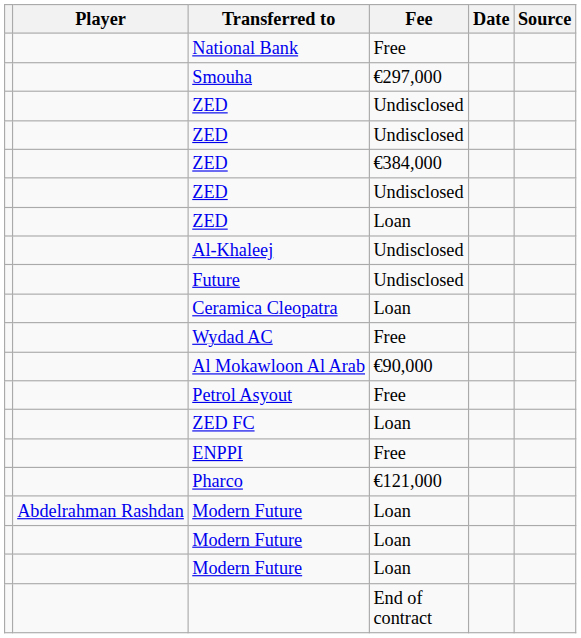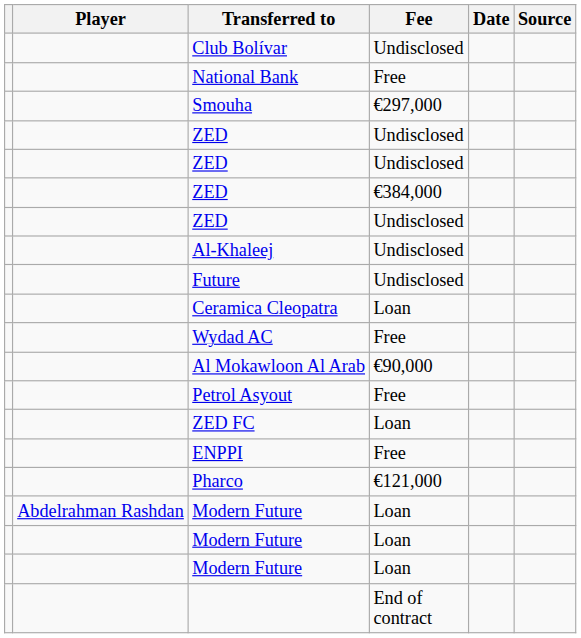+ row: (240, 47)
- row: (210, 221)
